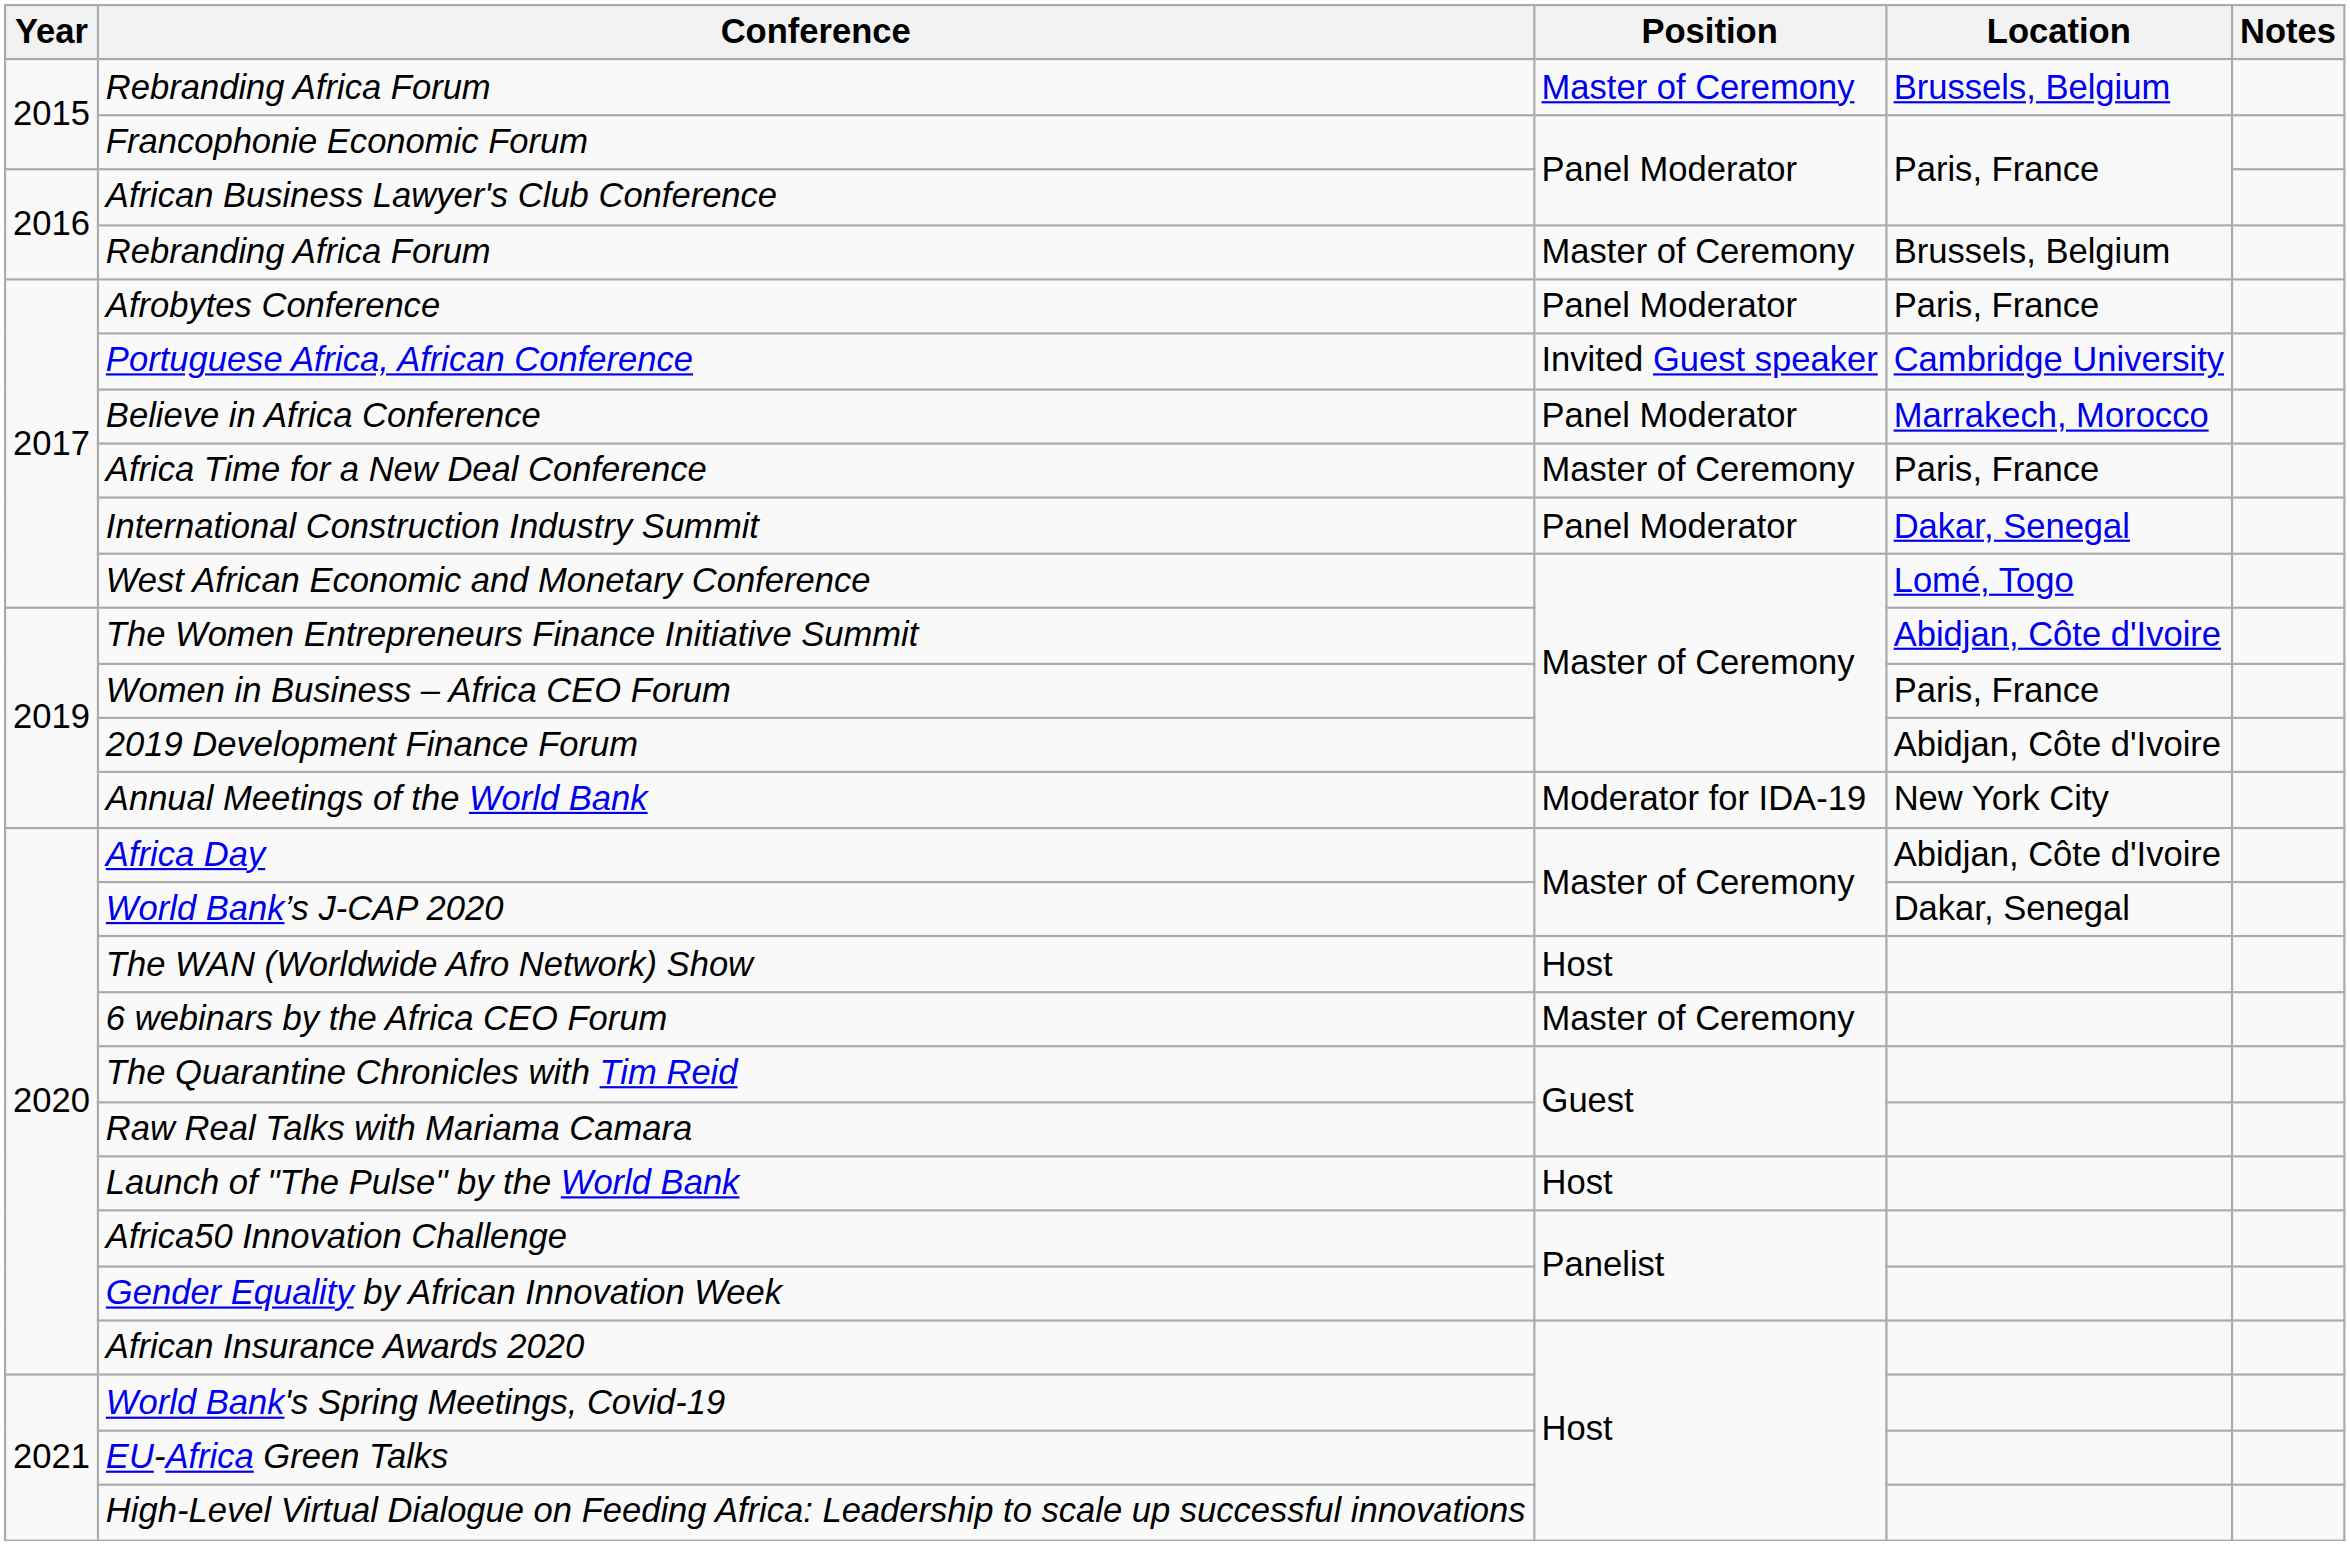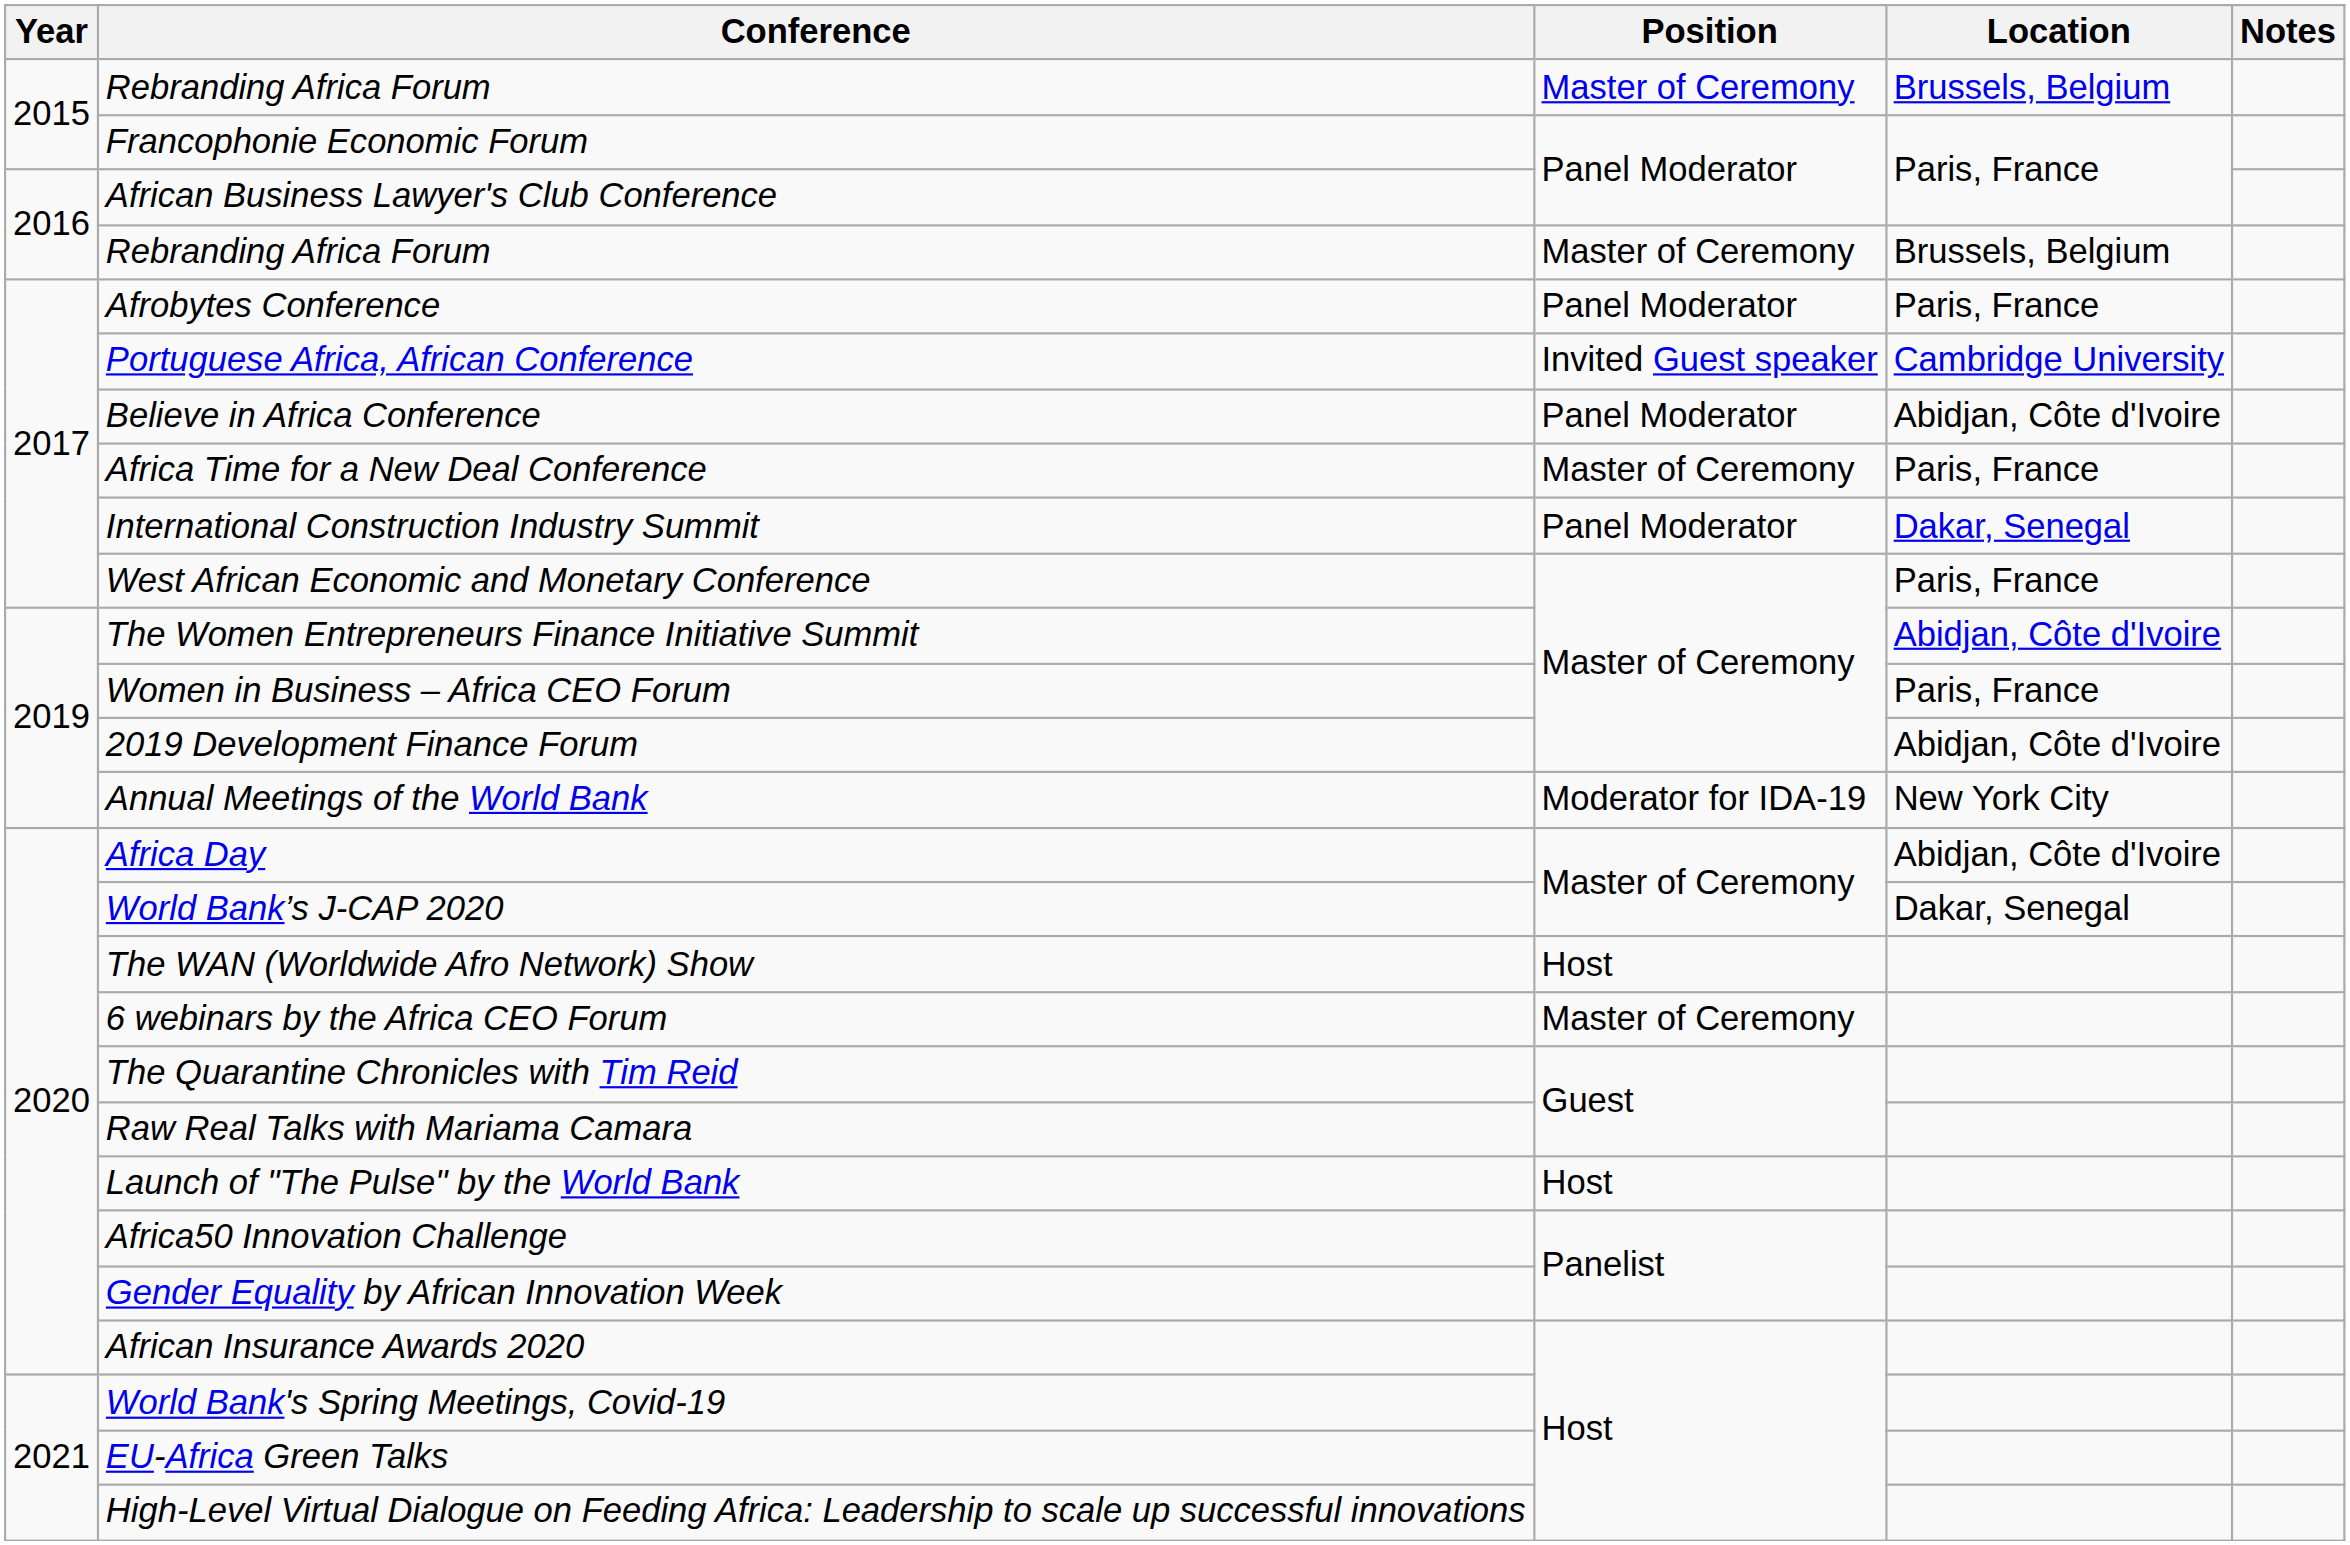(2051, 415) Marrakech, Morocco -> (2057, 415) Abidjan, Côte d'Ivoire
(1984, 580) Lomé, Togo -> (1996, 580) Paris, France
